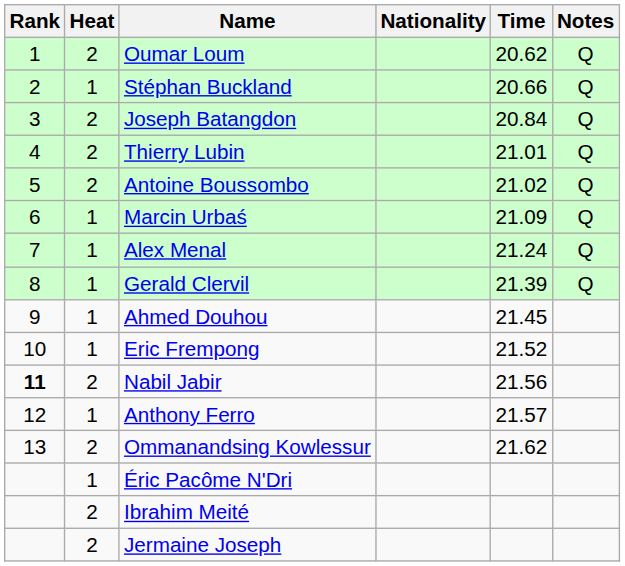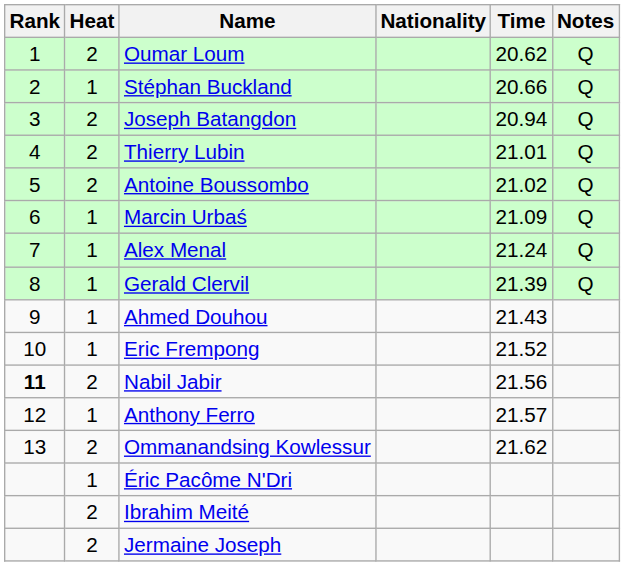(521, 119) 20.84 -> (521, 119) 20.94
(521, 316) 21.45 -> (521, 316) 21.43
